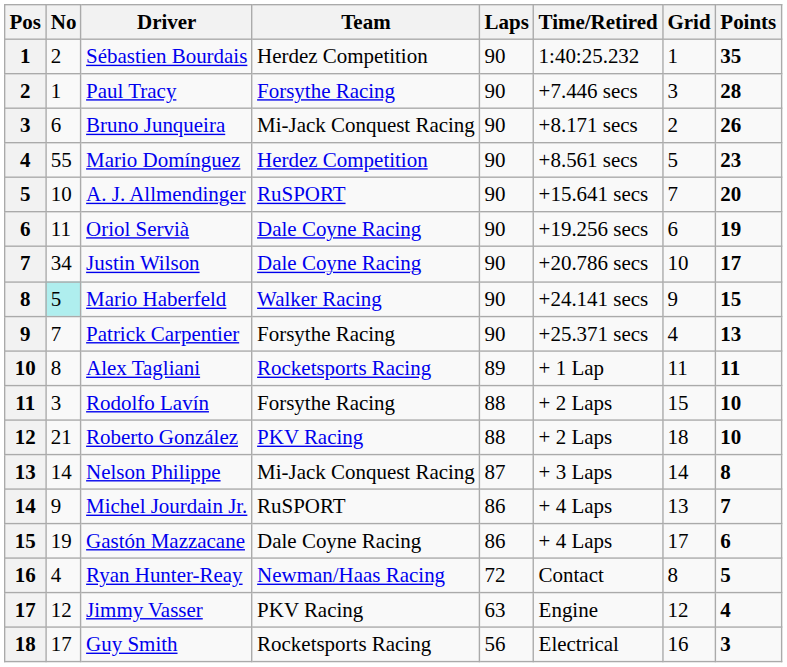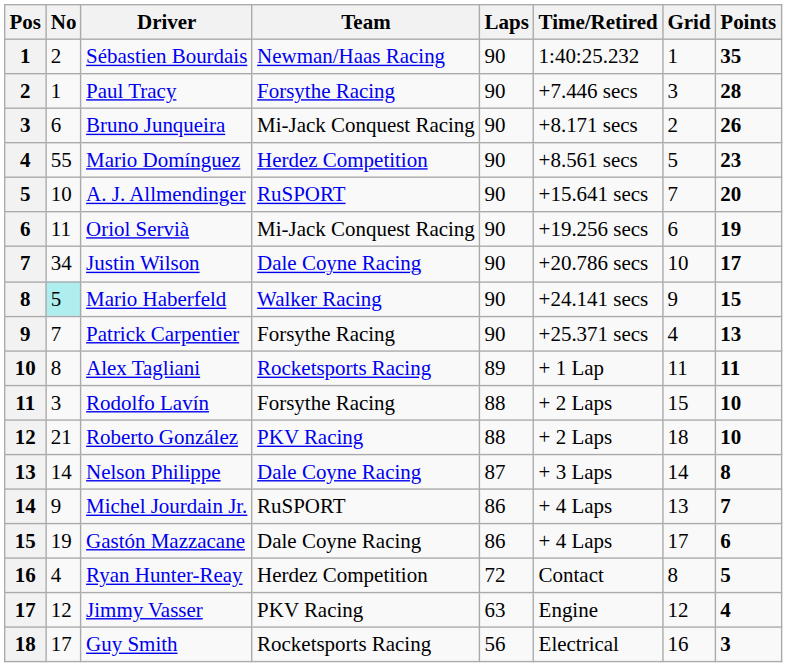(342, 56) Herdez Competition -> (351, 56) Newman/Haas Racing
(339, 229) Dale Coyne Racing -> (366, 229) Mi-Jack Conquest Racing
(366, 471) Mi-Jack Conquest Racing -> (339, 471) Dale Coyne Racing
(351, 575) Newman/Haas Racing -> (342, 575) Herdez Competition
